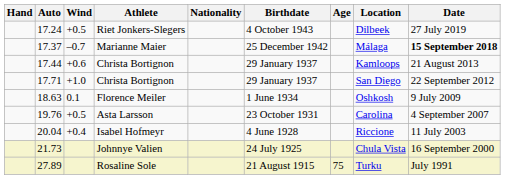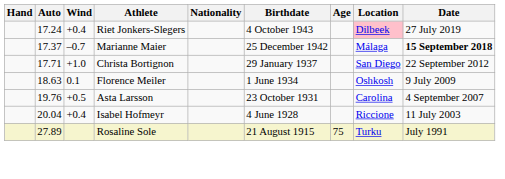(76, 30) +0.5 -> (76, 30) +0.4
(373, 30) no background -> (373, 30) pink background
- row: (49, 64)
- row: (49, 149)
